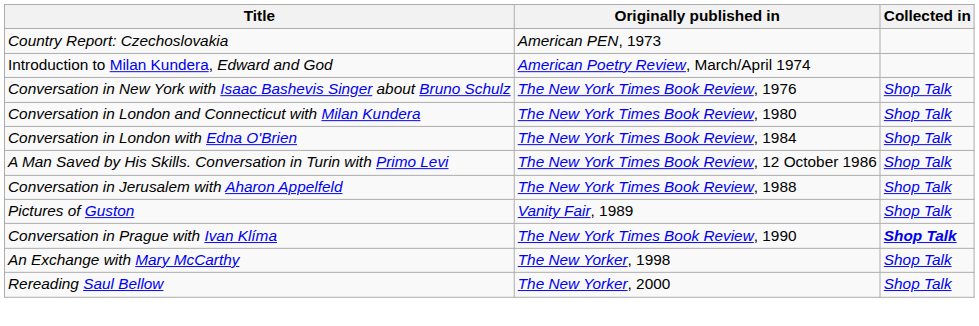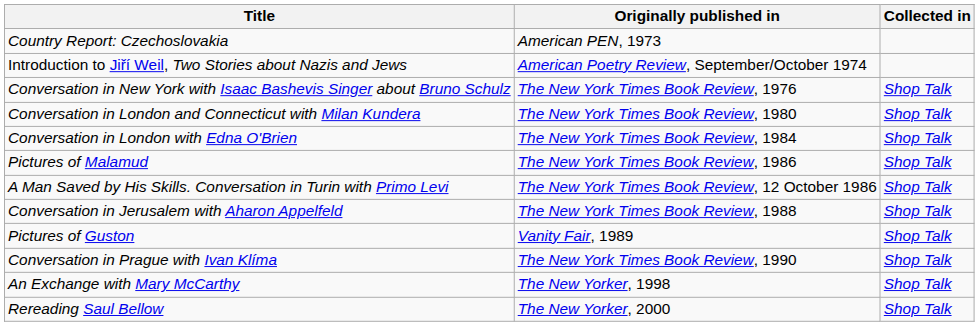- row: (170, 65)
+ row: (208, 65)
+ row: (78, 162)
(920, 235) bold -> (918, 260) normal
